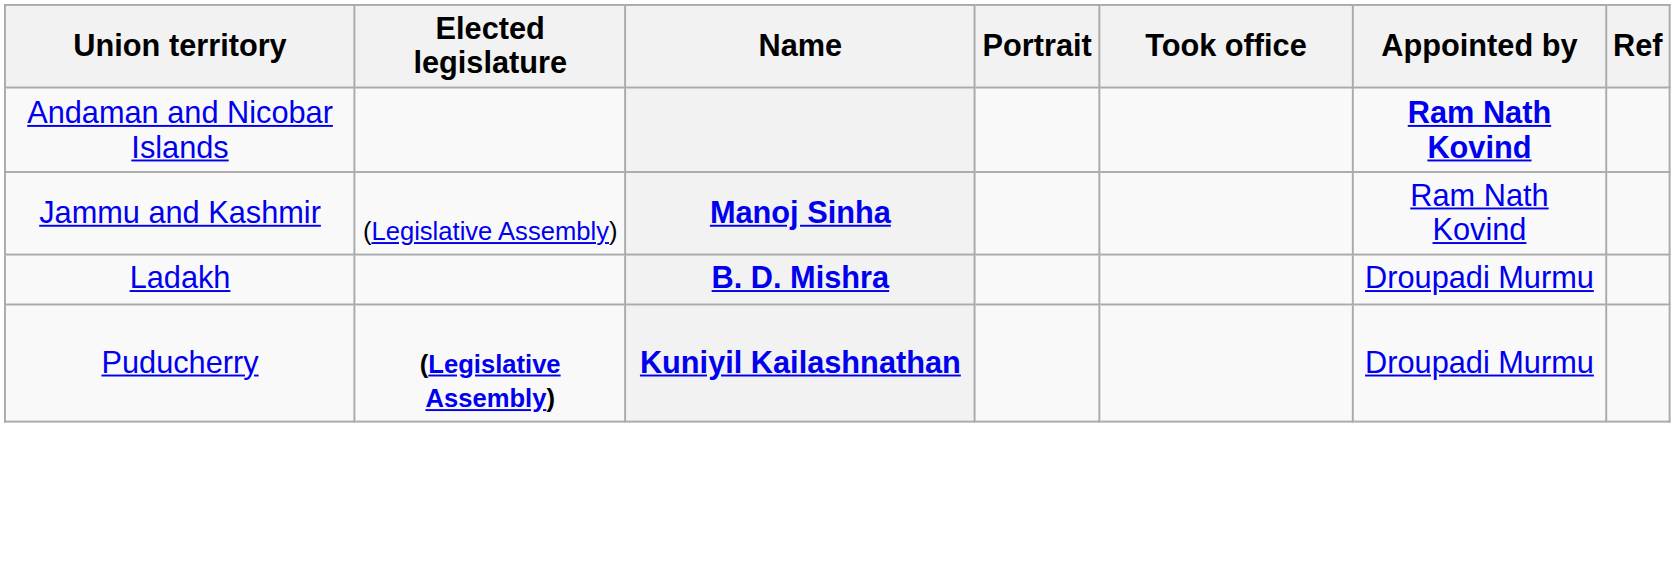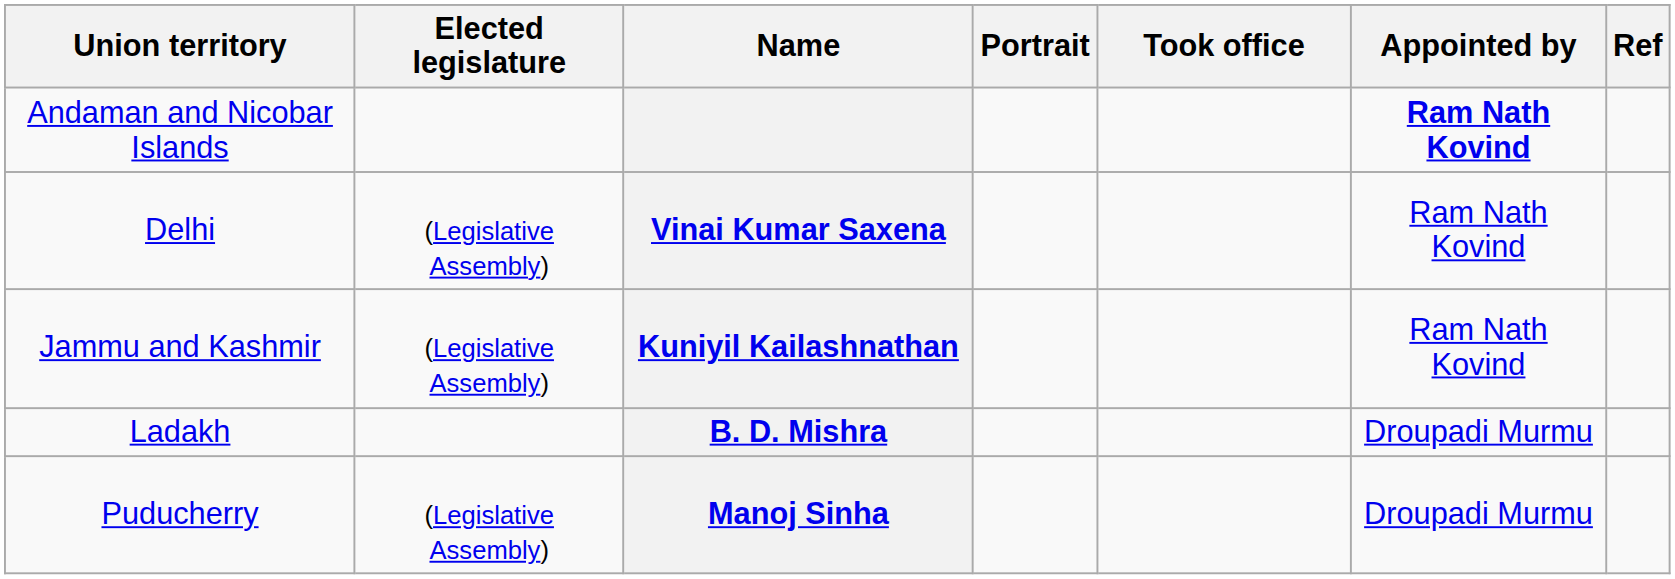+ row: (180, 229)
(800, 212) Manoj Sinha -> (798, 347) Kuniyil Kailashnathan
(490, 379) bold -> (489, 533) normal
(800, 361) Kuniyil Kailashnathan -> (798, 514) Manoj Sinha
